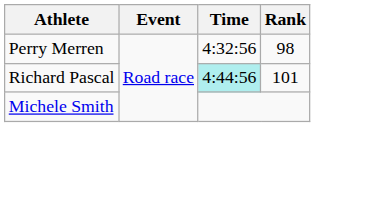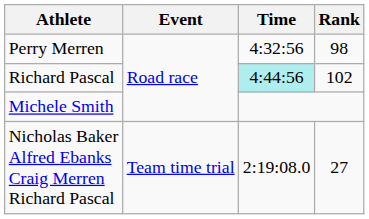(285, 77) 101 -> (339, 77) 102
+ row: (64, 167)
